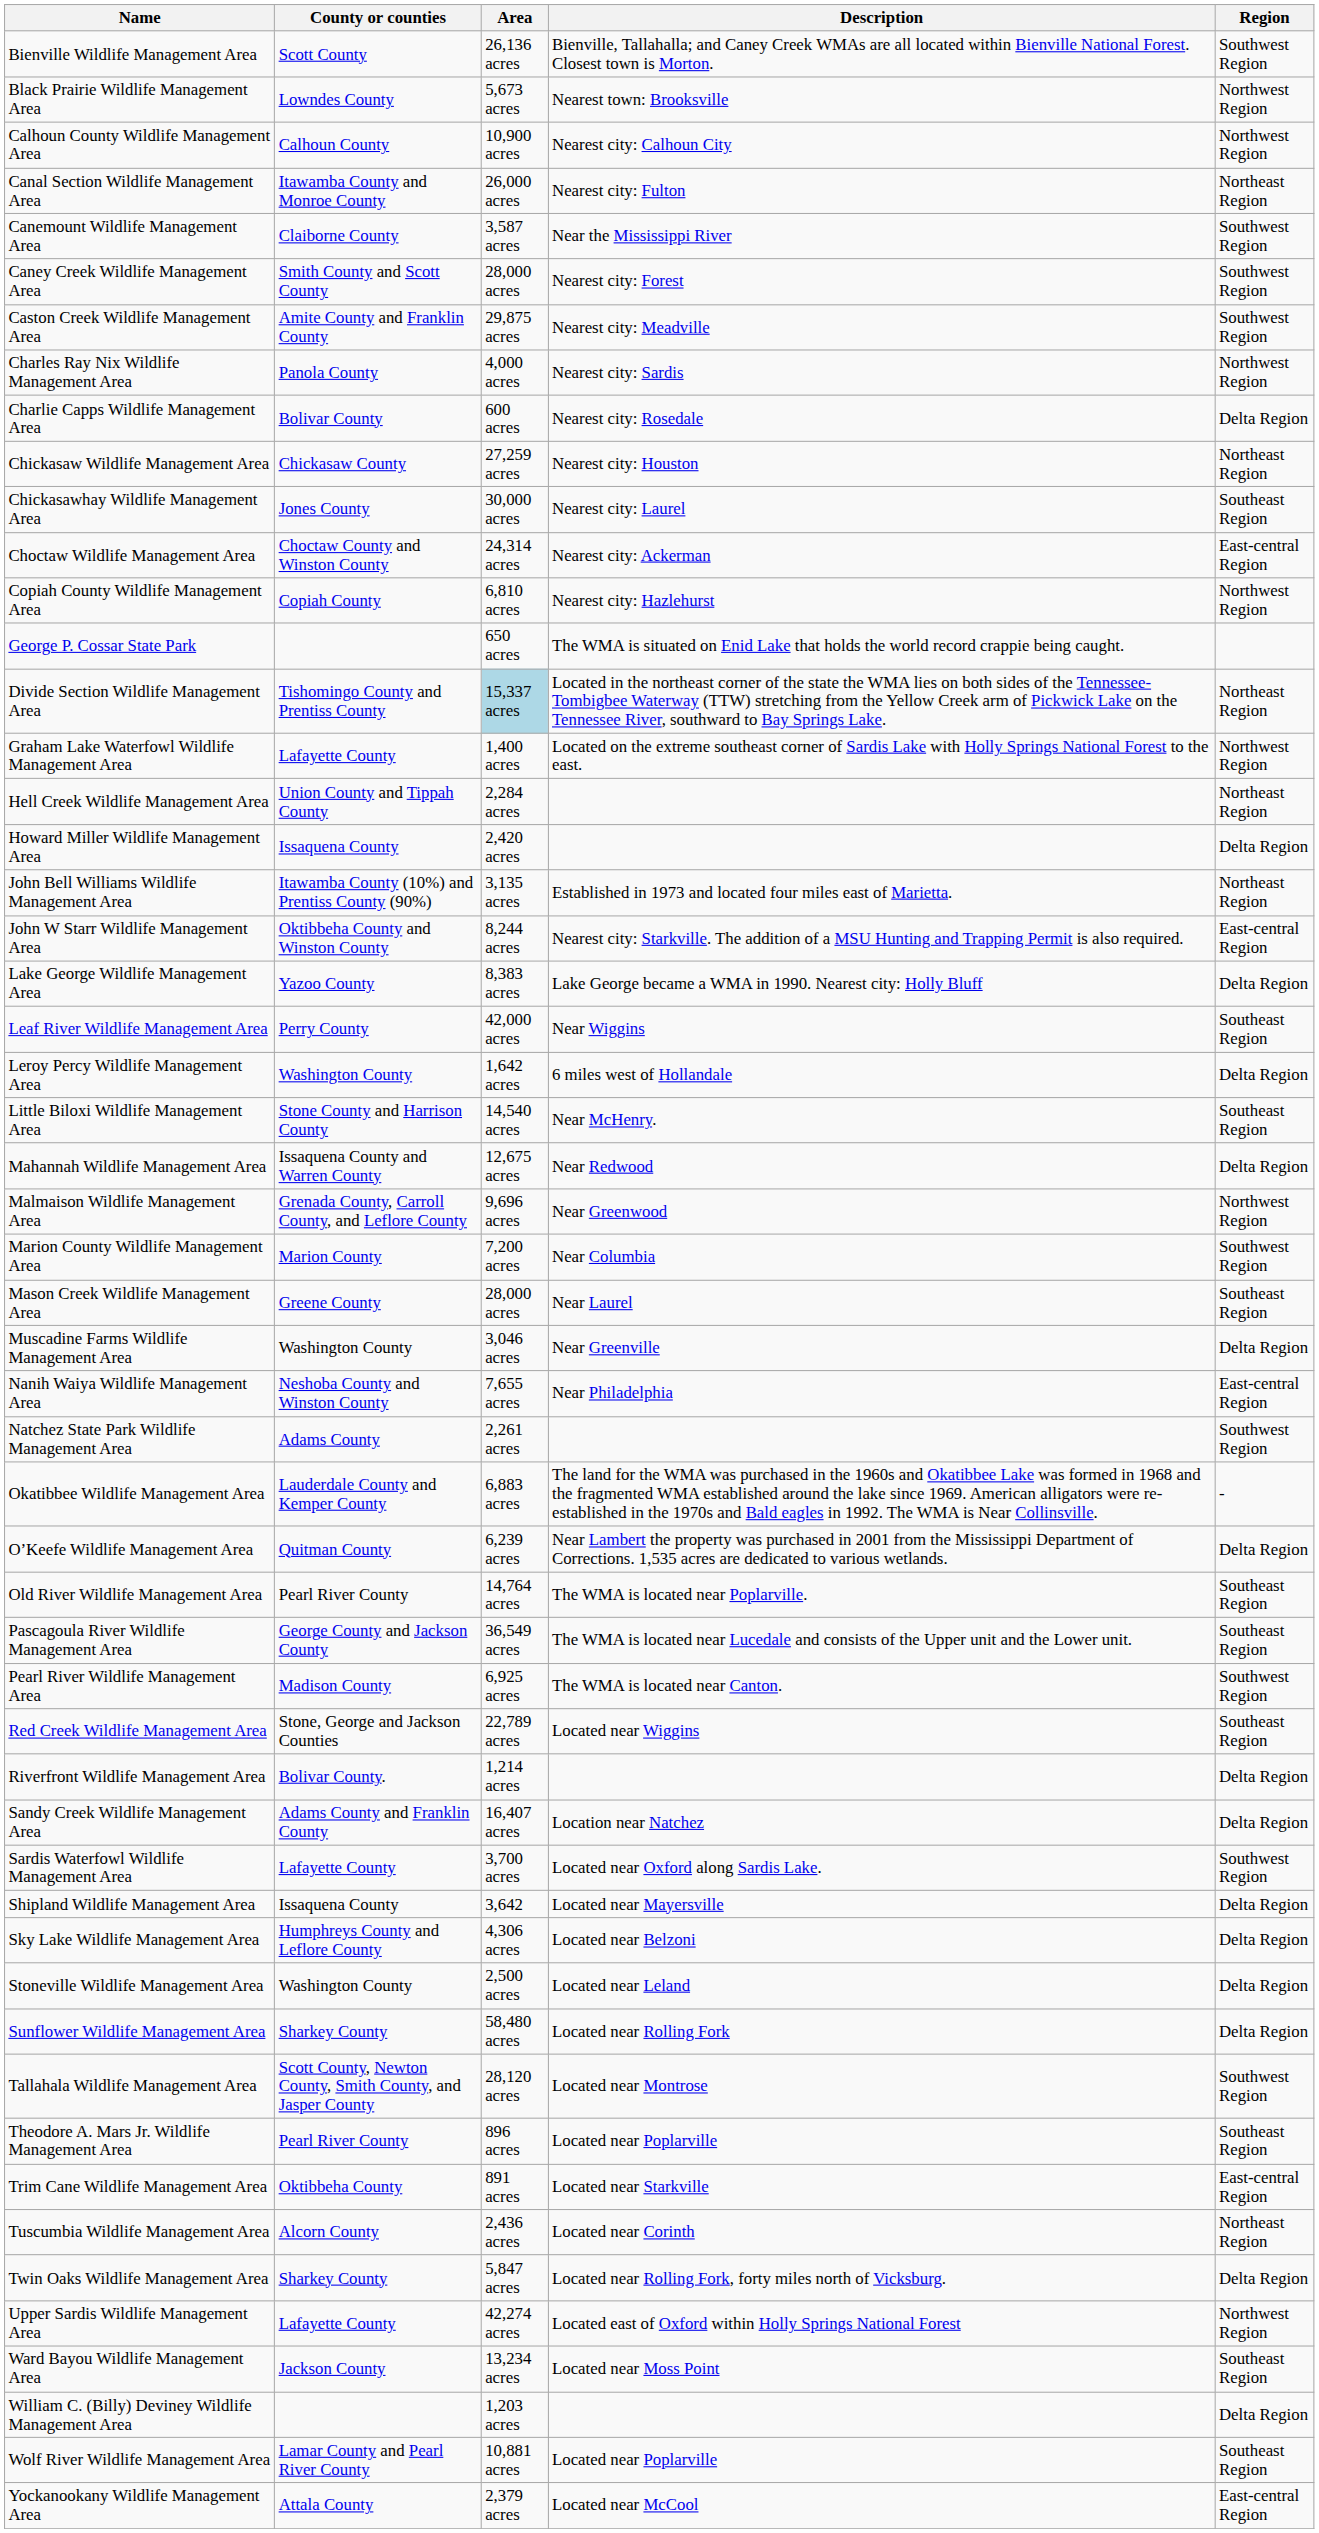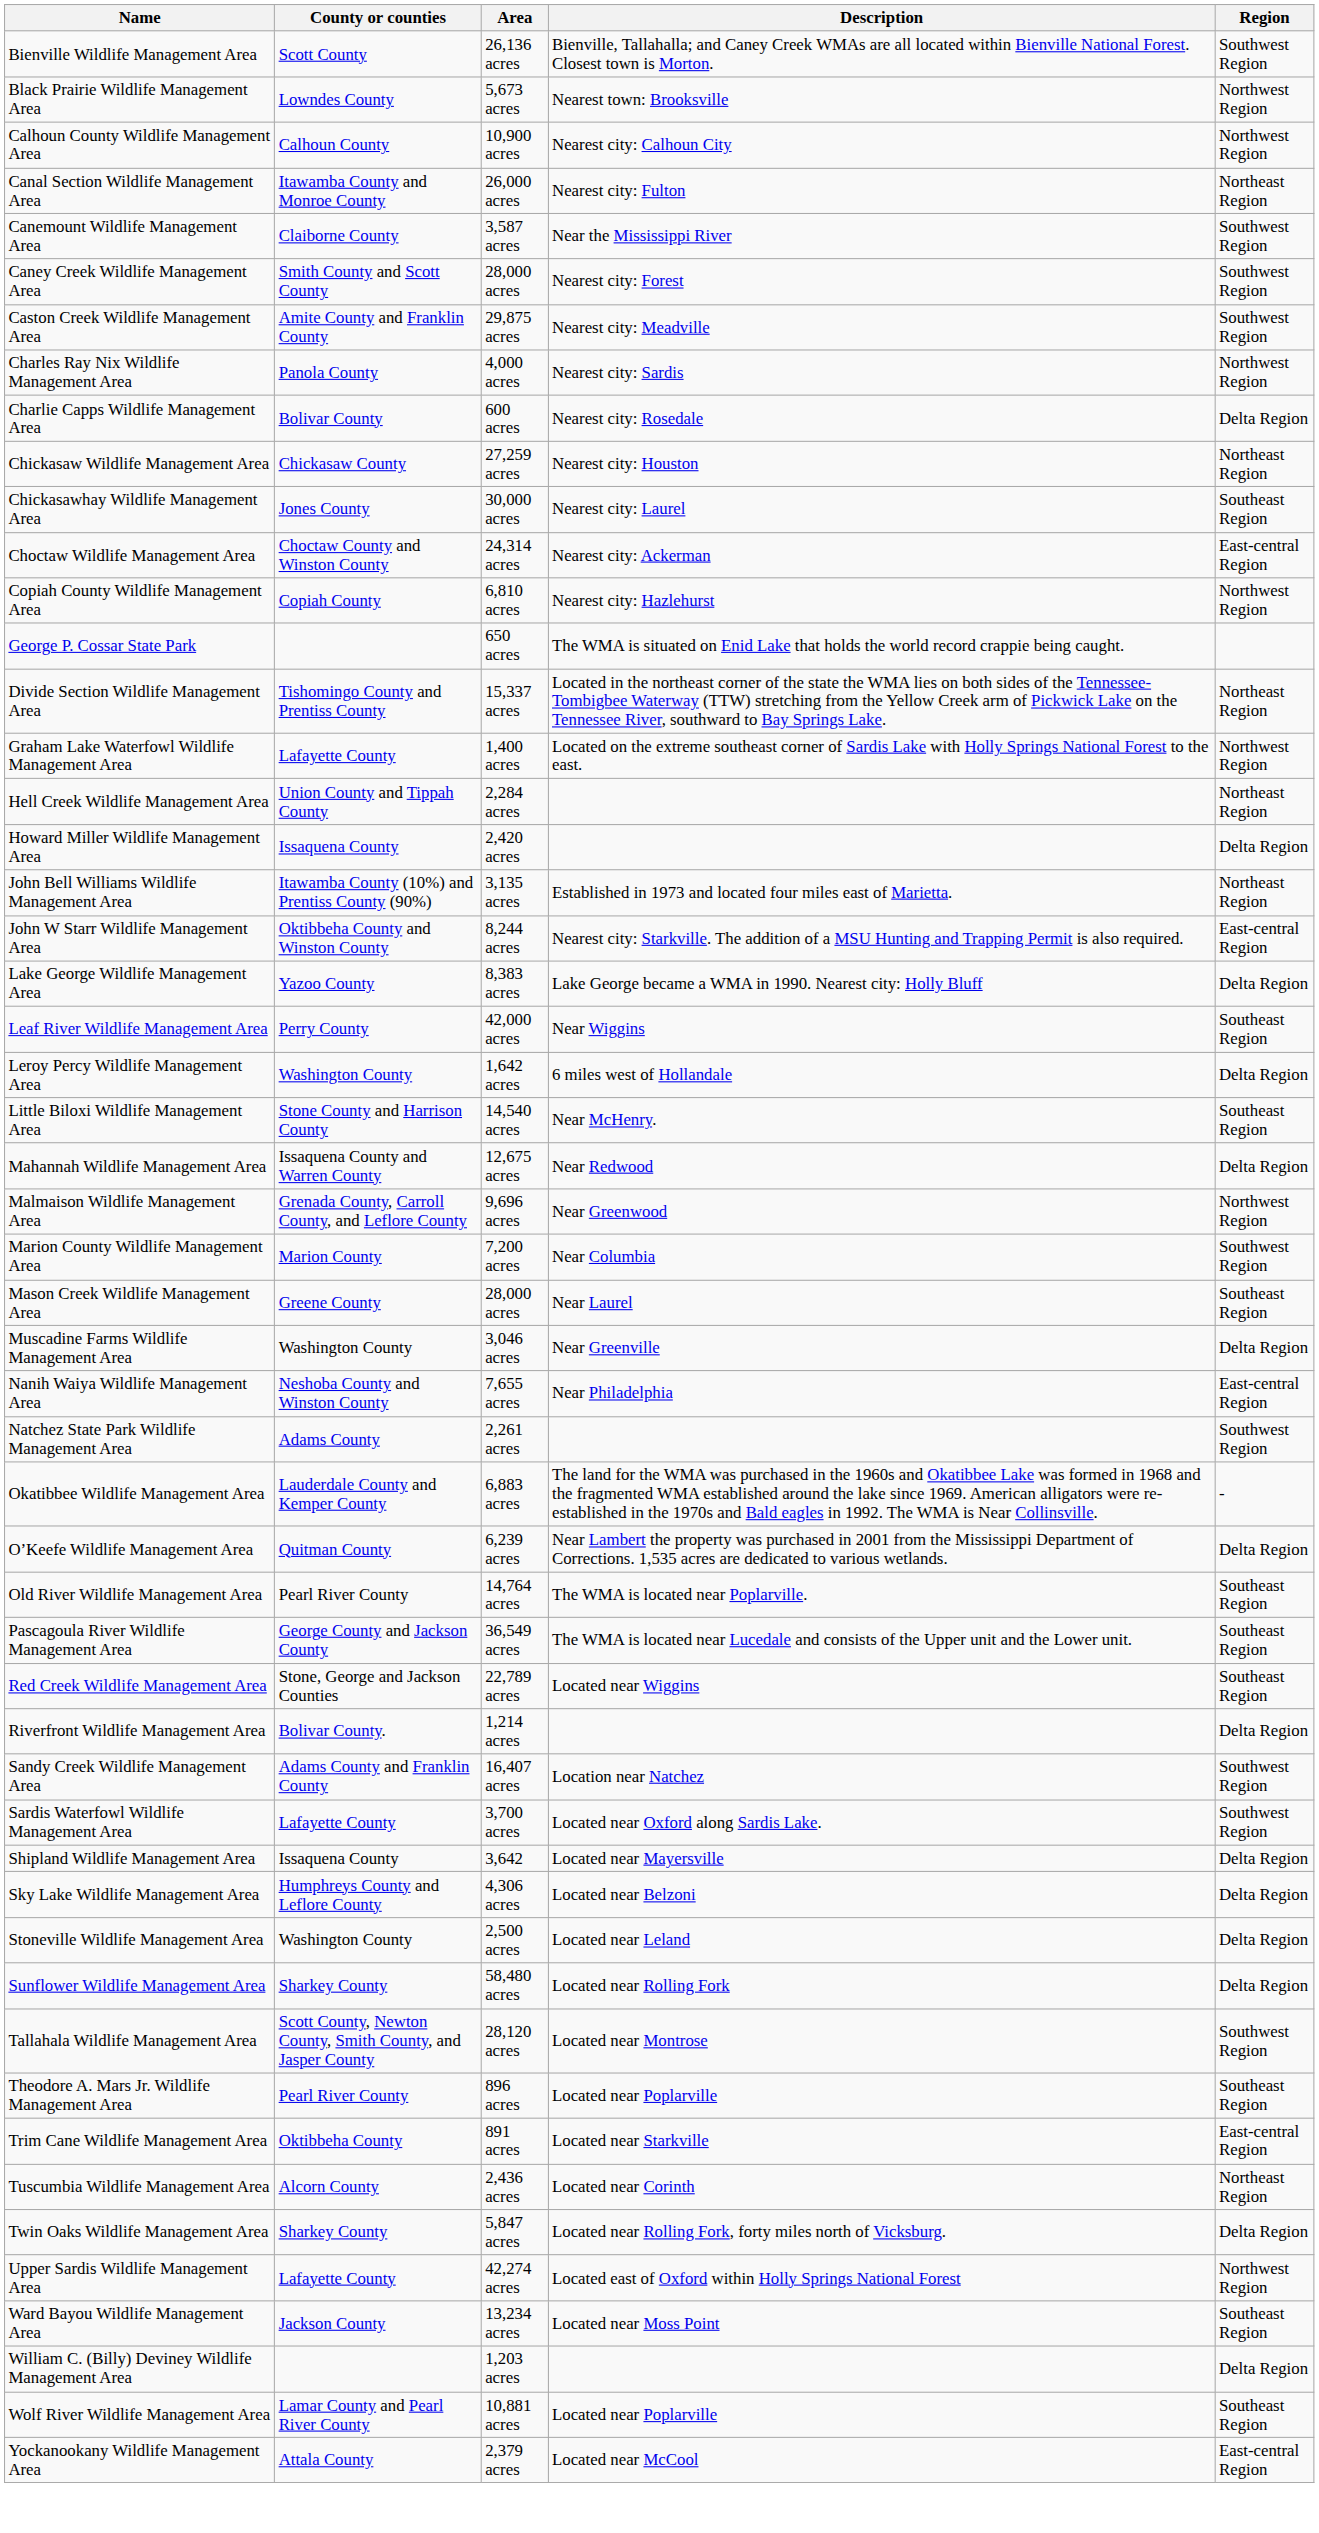(508, 700) lightblue background -> (508, 700) no background
- row: (122, 1685)
(1264, 1822) Delta Region -> (1254, 1776) Southwest Region
